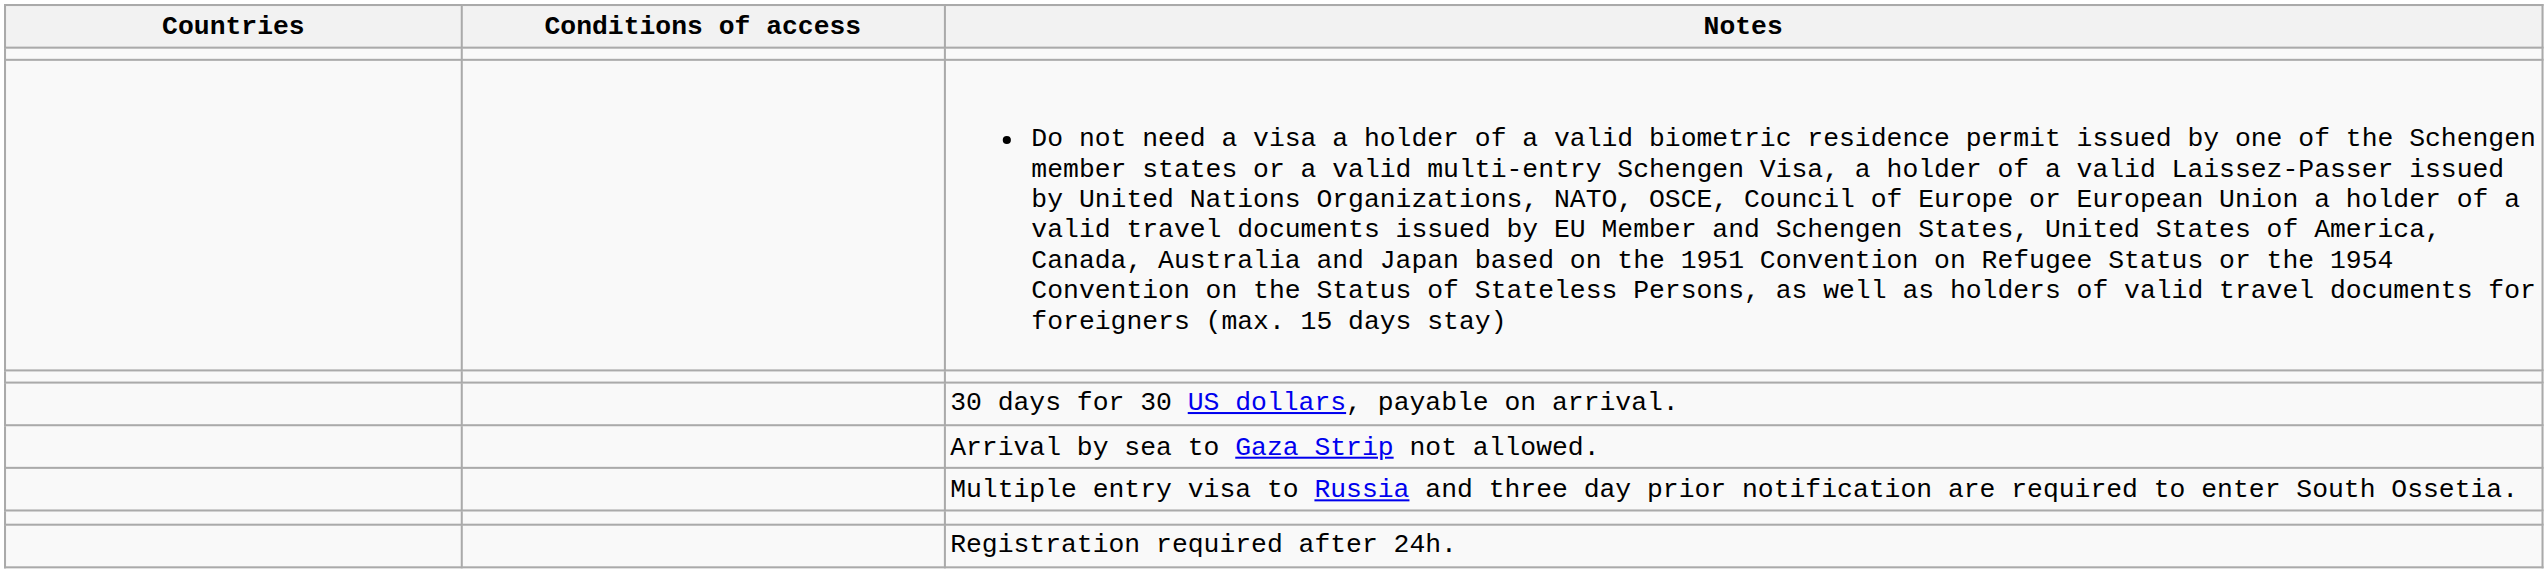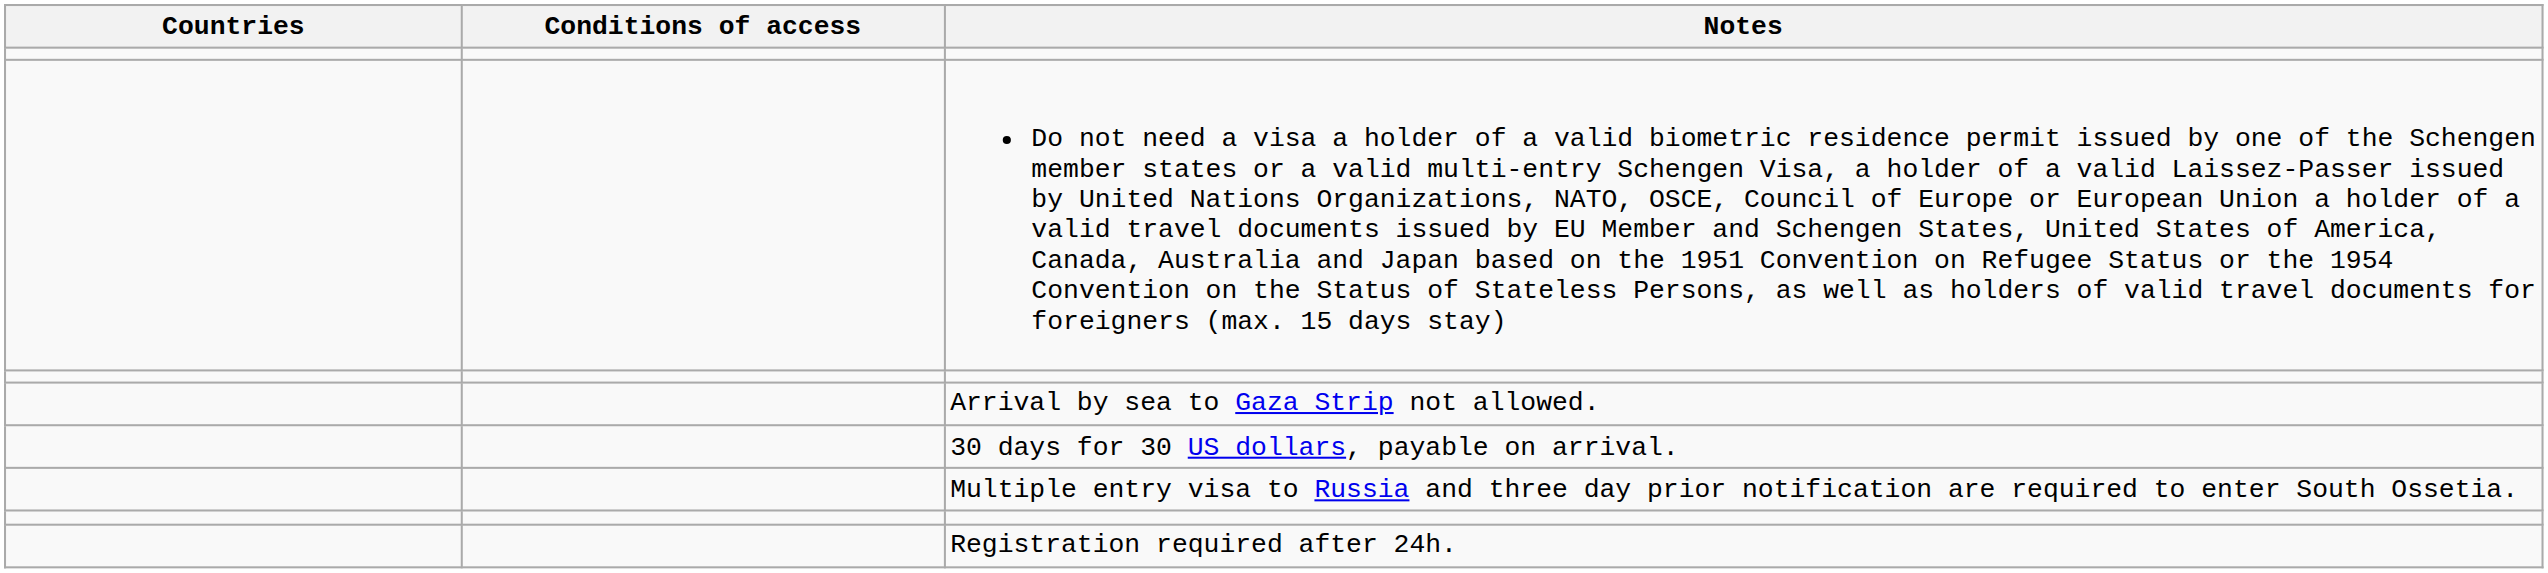rows swapped: (233, 447) <-> (233, 404)
